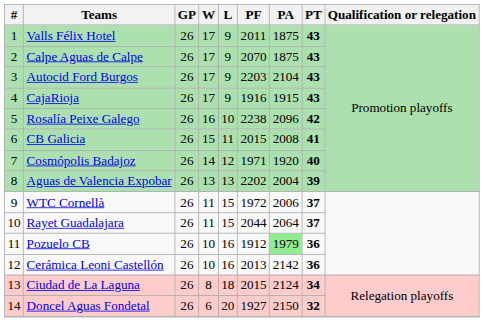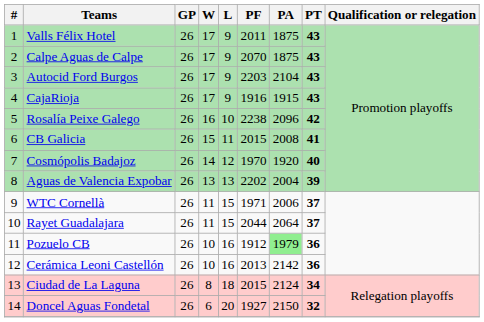(253, 160) 1971 -> (253, 160) 1970
(253, 202) 1972 -> (253, 202) 1971
